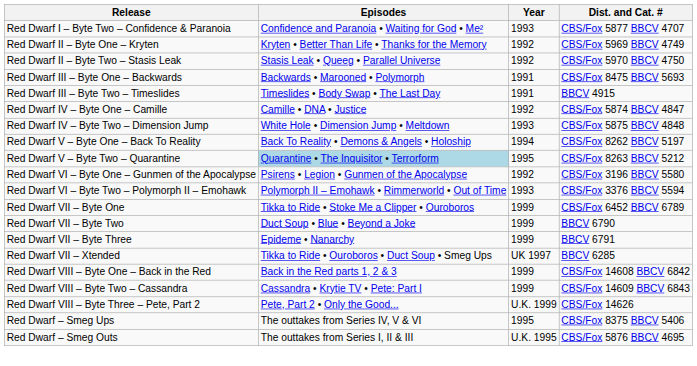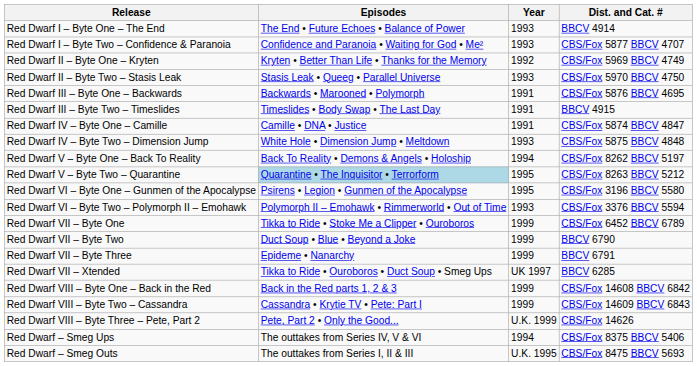+ row: (86, 28)
(522, 61) 1992 -> (522, 77) 1993
(623, 77) CBS/Fox 8475 BBCV 5693 -> (623, 93) CBS/Fox 5876 BBCV 4695
(522, 110) 1992 -> (522, 126) 1991
(522, 175) 1992 -> (522, 191) 1995
(522, 321) 1995 -> (522, 337) 1994
(623, 337) CBS/Fox 5876 BBCV 4695 -> (623, 353) CBS/Fox 8475 BBCV 5693
